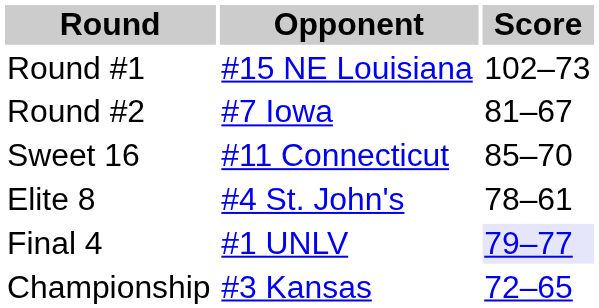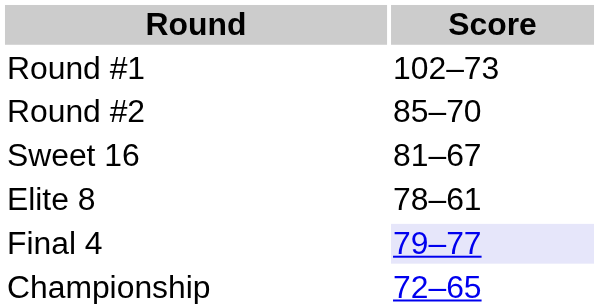- column: (349, 24)
(529, 111) 81–67 -> (437, 111) 85–70
(529, 155) 85–70 -> (437, 155) 81–67
